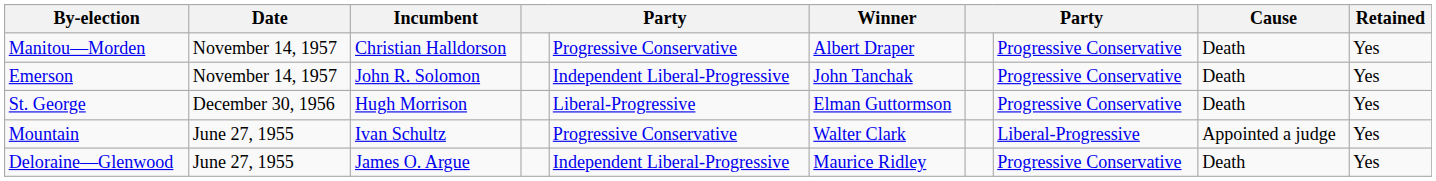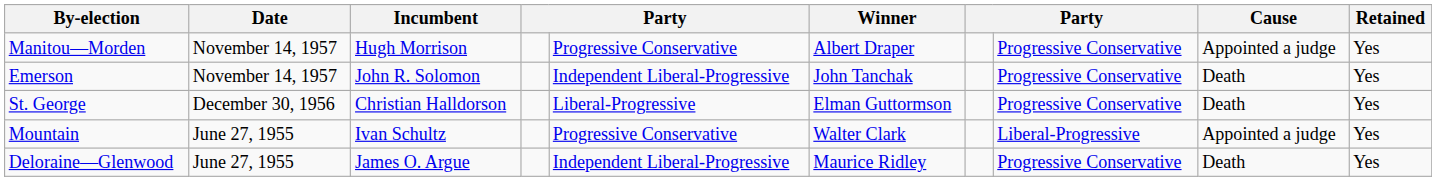(431, 47) Christian Halldorson -> (411, 47) Hugh Morrison
(1224, 47) Death -> (1269, 47) Appointed a judge
(411, 104) Hugh Morrison -> (431, 104) Christian Halldorson
